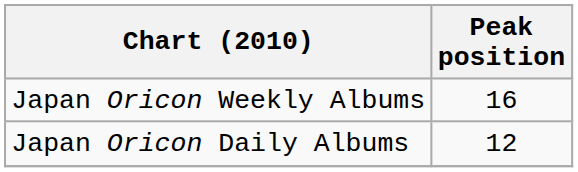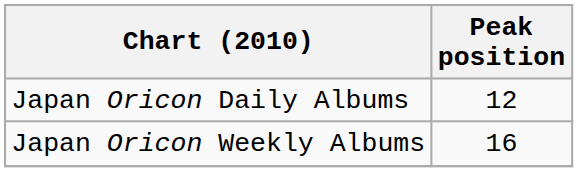rows swapped: (210, 144) <-> (218, 100)
